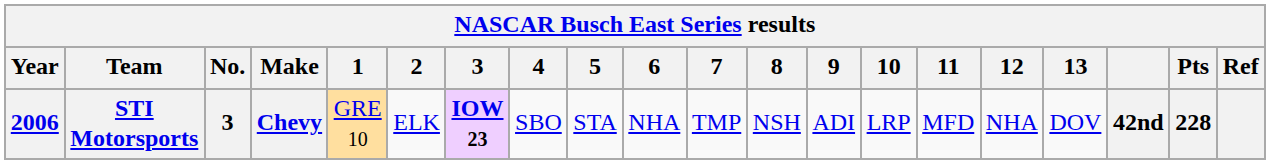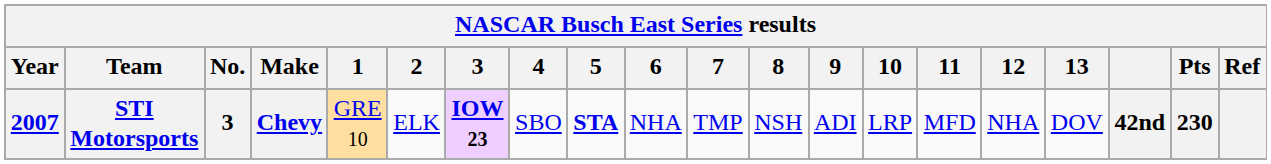(35, 123) 2006 -> (35, 123) 2007
(595, 123) normal -> (596, 123) bold
(1193, 123) 228 -> (1195, 123) 230
